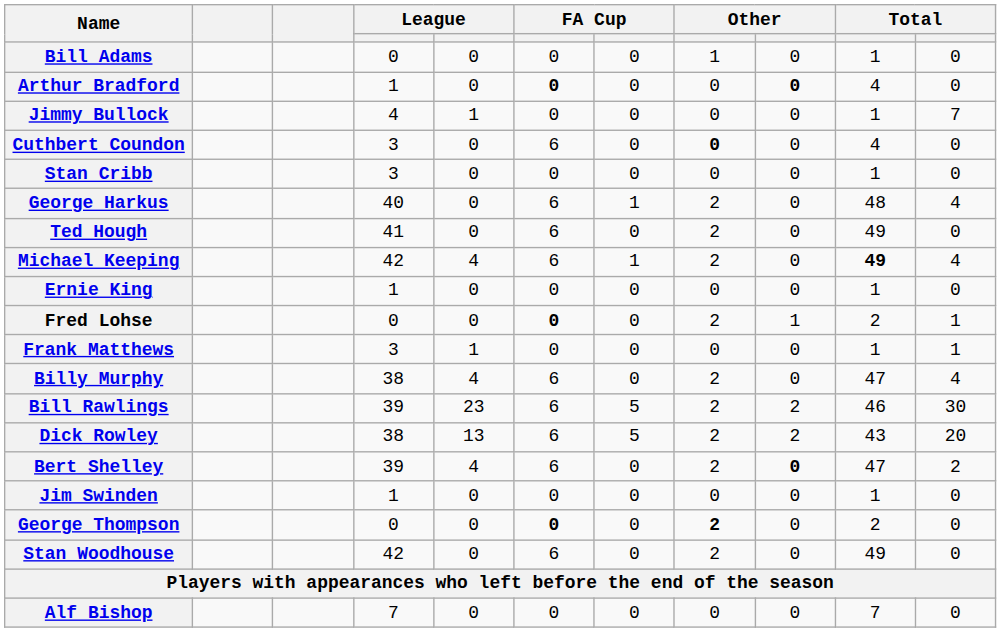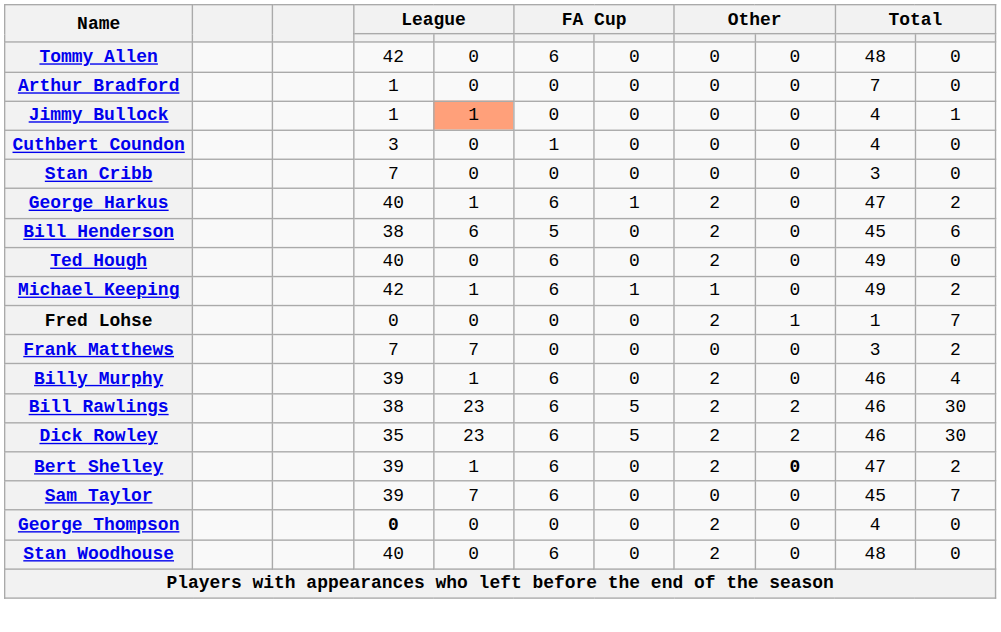- row: (99, 57)
+ row: (99, 57)
(554, 86) bold -> (554, 86) normal
(795, 86) bold -> (795, 86) normal
(875, 86) 4 -> (875, 86) 7
(393, 116) 4 -> (393, 116) 1
(474, 116) no background -> (474, 116) lightsalmon background
(875, 116) 1 -> (875, 116) 4
(955, 116) 7 -> (955, 116) 1
(554, 145) 6 -> (554, 145) 1
(715, 145) bold -> (715, 145) normal
(393, 174) 3 -> (393, 174) 7
(875, 174) 1 -> (875, 174) 3
(474, 203) 0 -> (474, 203) 1
(875, 203) 48 -> (875, 203) 47
(955, 203) 4 -> (955, 203) 2
+ row: (99, 233)
(393, 233) 41 -> (393, 262) 40
(474, 262) 4 -> (474, 291) 1
(715, 262) 2 -> (715, 291) 1
(875, 262) bold -> (875, 291) normal
(955, 262) 4 -> (955, 291) 2
- row: (99, 291)
(554, 320) bold -> (554, 320) normal
(875, 320) 2 -> (875, 320) 1
(955, 320) 1 -> (955, 320) 7
(393, 349) 3 -> (393, 349) 7
(474, 349) 1 -> (474, 349) 7
(875, 349) 1 -> (875, 349) 3
(955, 349) 1 -> (955, 349) 2
(393, 379) 38 -> (393, 379) 39
(474, 379) 4 -> (474, 379) 1
(875, 379) 47 -> (875, 379) 46
(393, 408) 39 -> (393, 408) 38
(393, 437) 38 -> (393, 437) 35
(474, 437) 13 -> (474, 437) 23
(875, 437) 43 -> (875, 437) 46
(955, 437) 20 -> (955, 437) 30
(474, 466) 4 -> (474, 466) 1
- row: (99, 496)
+ row: (99, 496)
(393, 525) normal -> (393, 525) bold
(554, 525) bold -> (554, 525) normal
(715, 525) bold -> (715, 525) normal
(875, 525) 2 -> (875, 525) 4
(393, 554) 42 -> (393, 554) 40
(875, 554) 49 -> (875, 554) 48
- row: (99, 613)
